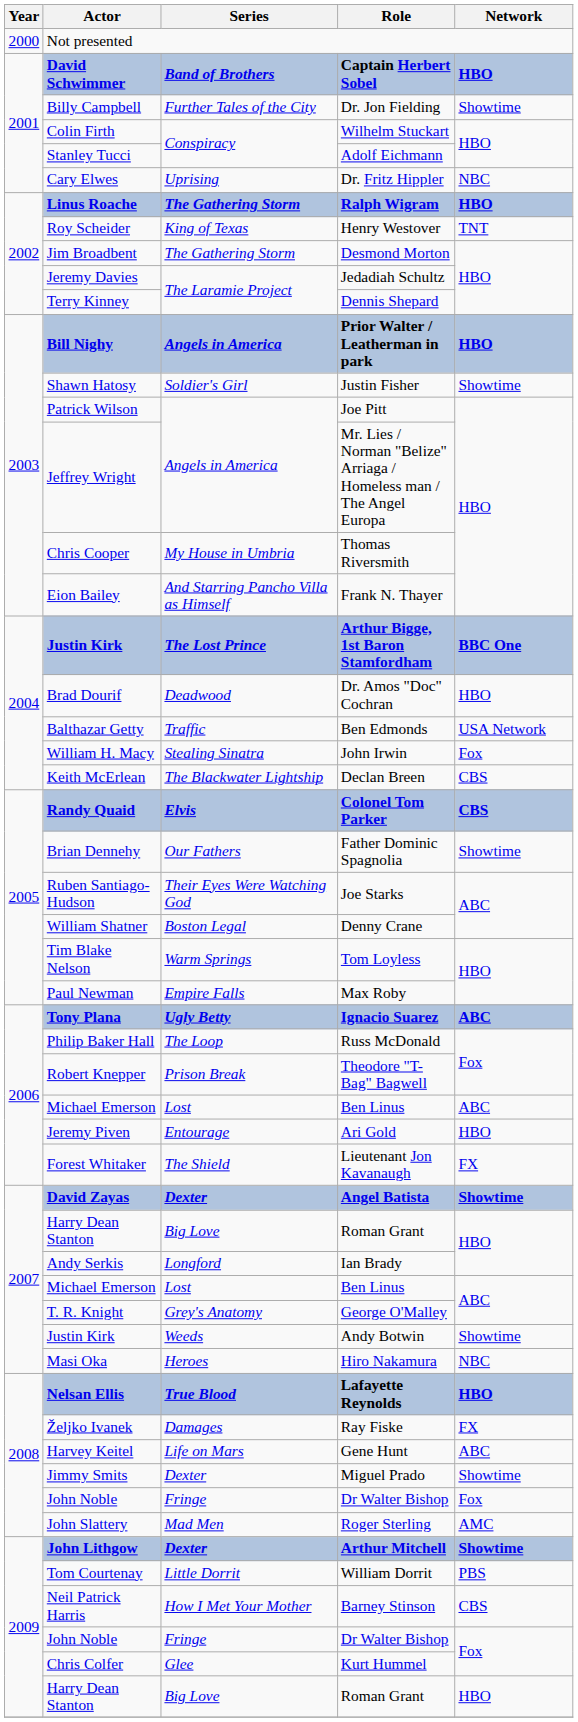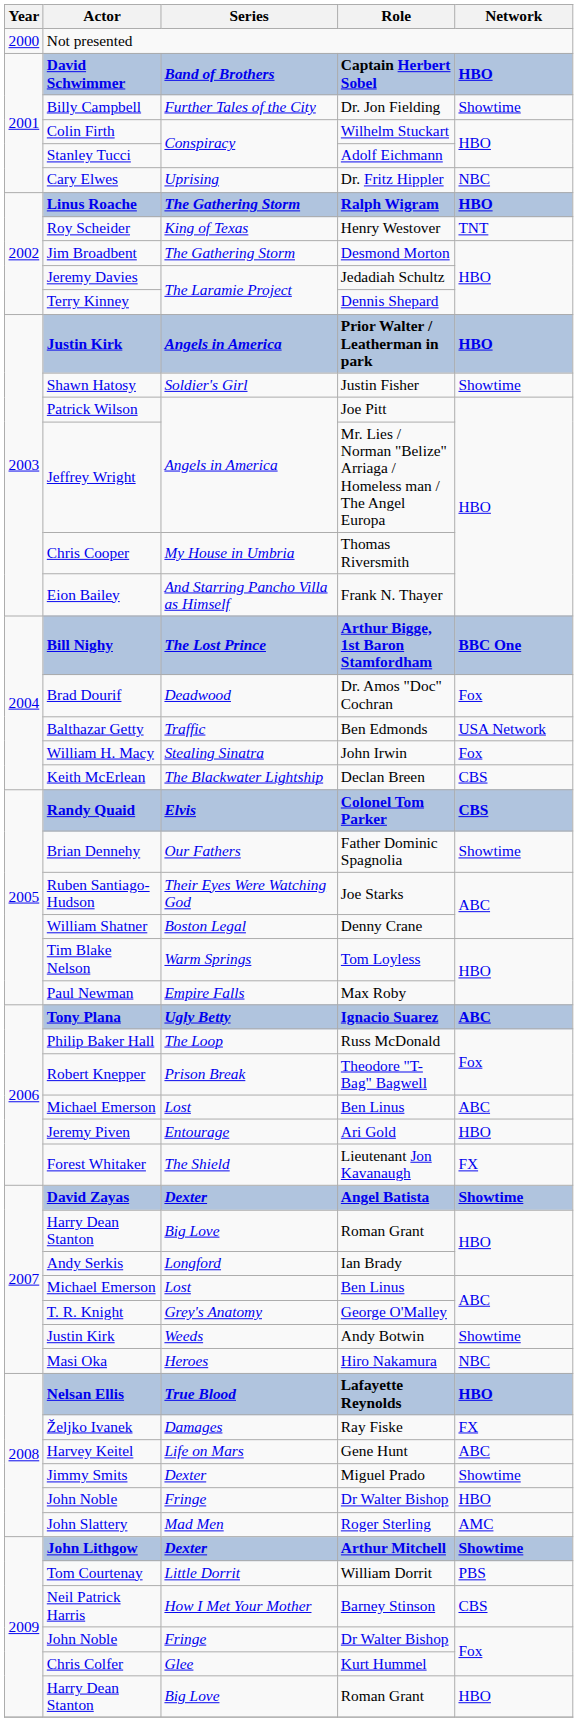(80, 343) Bill Nighy -> (85, 343) Justin Kirk
(85, 645) Justin Kirk -> (80, 645) Bill Nighy
(475, 695) HBO -> (470, 695) Fox
(470, 1500) Fox -> (475, 1500) HBO
